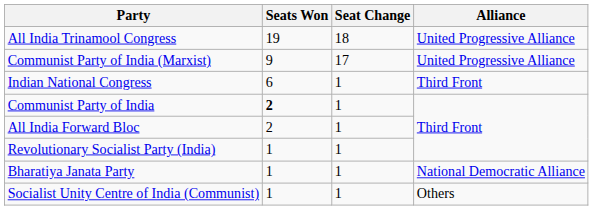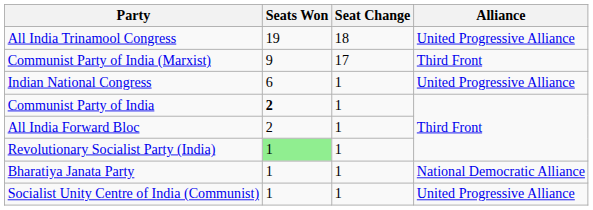(496, 60) United Progressive Alliance -> (449, 60) Third Front
(449, 82) Third Front -> (496, 82) United Progressive Alliance
(269, 149) no background -> (269, 149) lightgreen background
(436, 194) Others -> (496, 194) United Progressive Alliance
